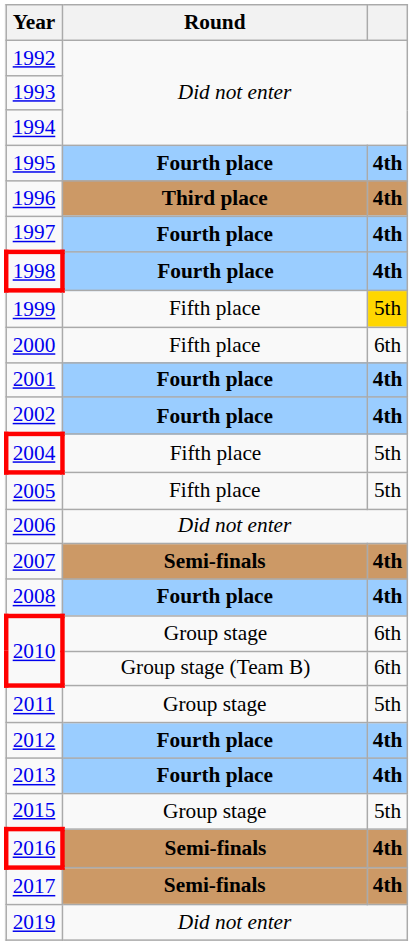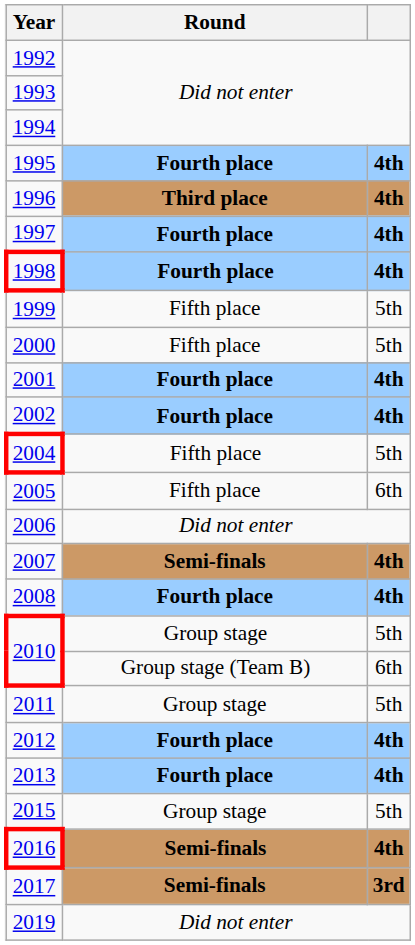(388, 308) gold background -> (389, 308) no background
(388, 344) 6th -> (389, 344) 5th
(388, 490) 5th -> (389, 490) 6th
(388, 633) 6th -> (389, 633) 5th
(388, 886) 4th -> (389, 886) 3rd
